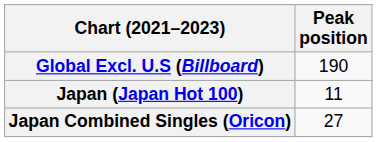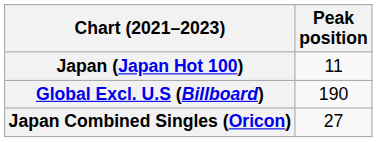rows swapped: (150, 66) <-> (150, 94)
